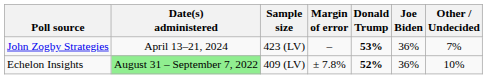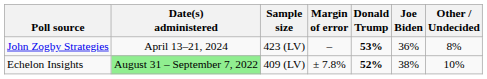(454, 46) 7% -> (454, 46) 8%
(409, 65) 36% -> (409, 65) 38%
